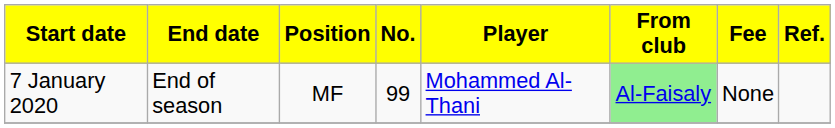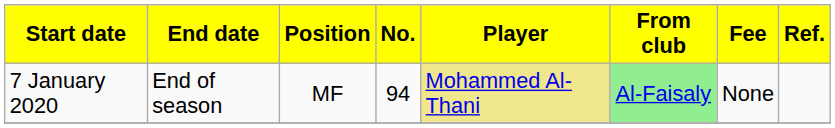(398, 92) 99 -> (398, 92) 94
(499, 92) no background -> (499, 92) khaki background
